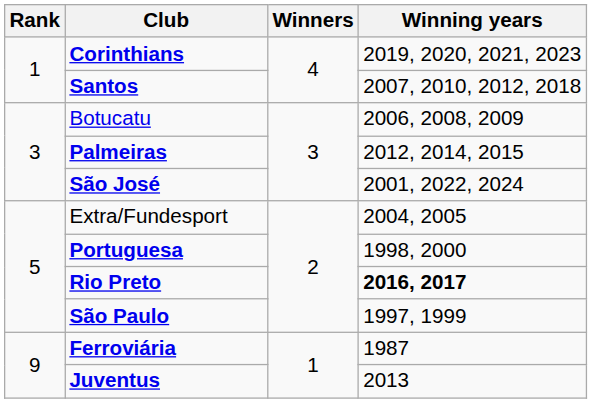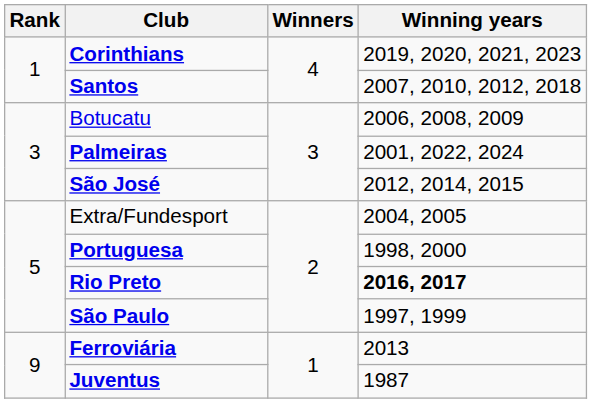(444, 151) 2012, 2014, 2015 -> (444, 151) 2001, 2022, 2024
(444, 184) 2001, 2022, 2024 -> (444, 184) 2012, 2014, 2015
(386, 348) 1987 -> (386, 348) 2013
(386, 380) 2013 -> (386, 380) 1987
